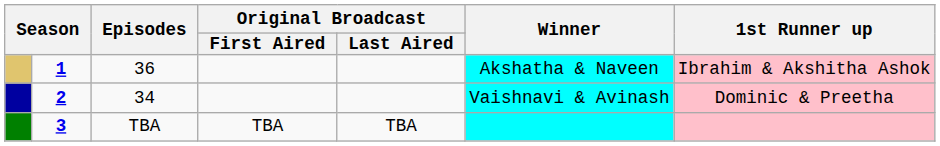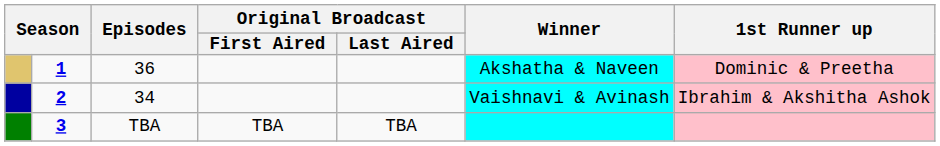(804, 69) Ibrahim & Akshitha Ashok -> (804, 69) Dominic & Preetha
(804, 98) Dominic & Preetha -> (804, 98) Ibrahim & Akshitha Ashok
